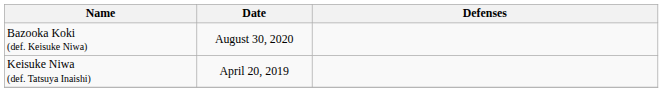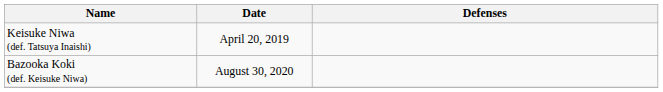rows swapped: (49, 71) <-> (47, 39)
